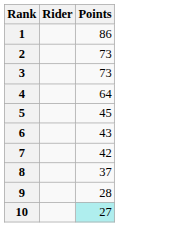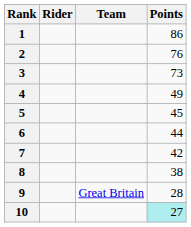+ column: (111, 14)
(105, 53) 73 -> (177, 53) 76
(105, 93) 64 -> (177, 93) 49
(105, 133) 43 -> (177, 133) 44
(105, 172) 37 -> (177, 172) 38
